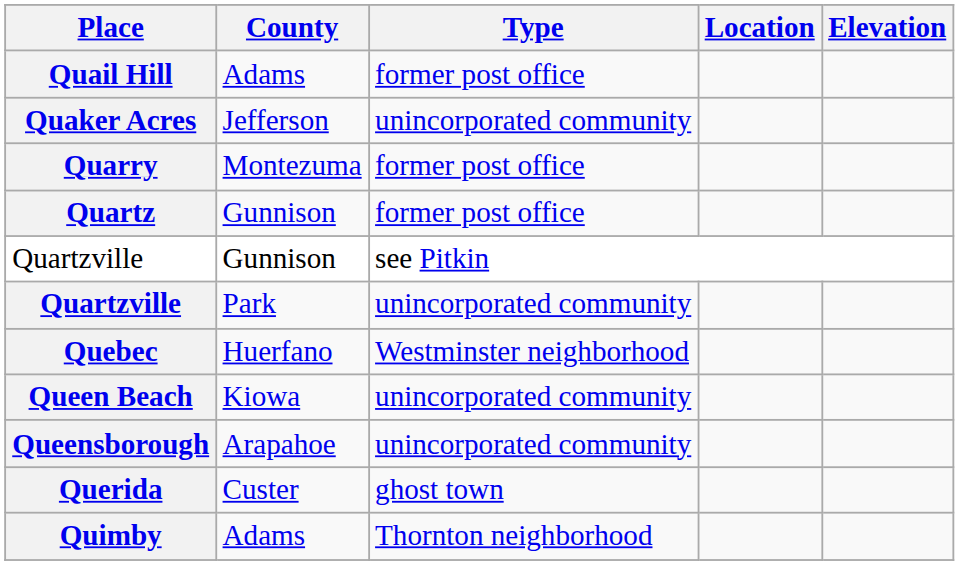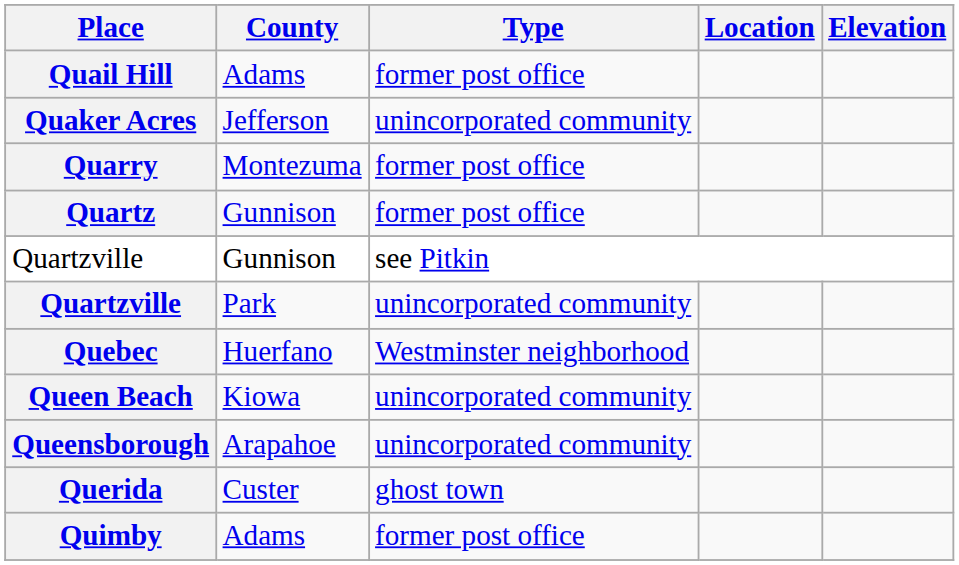(514, 535) Thornton neighborhood -> (480, 535) former post office
